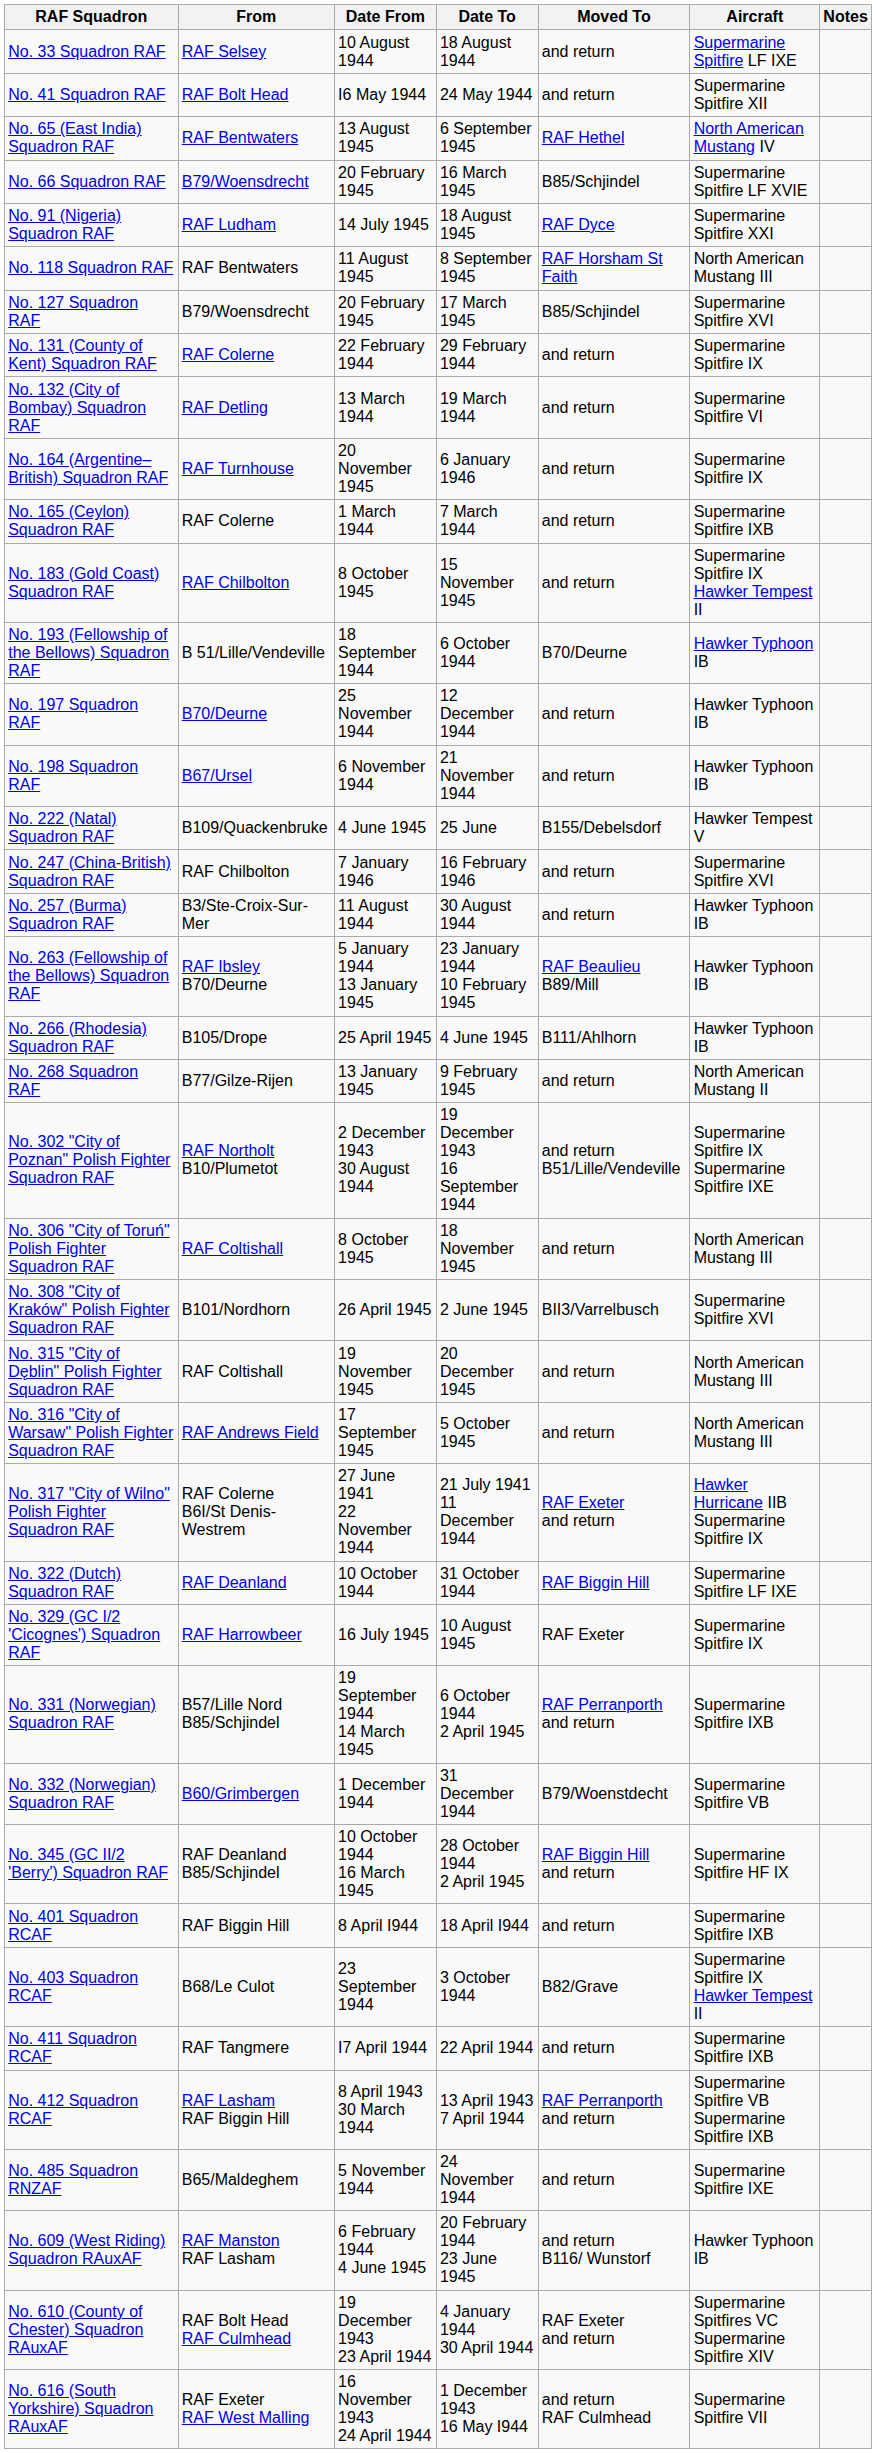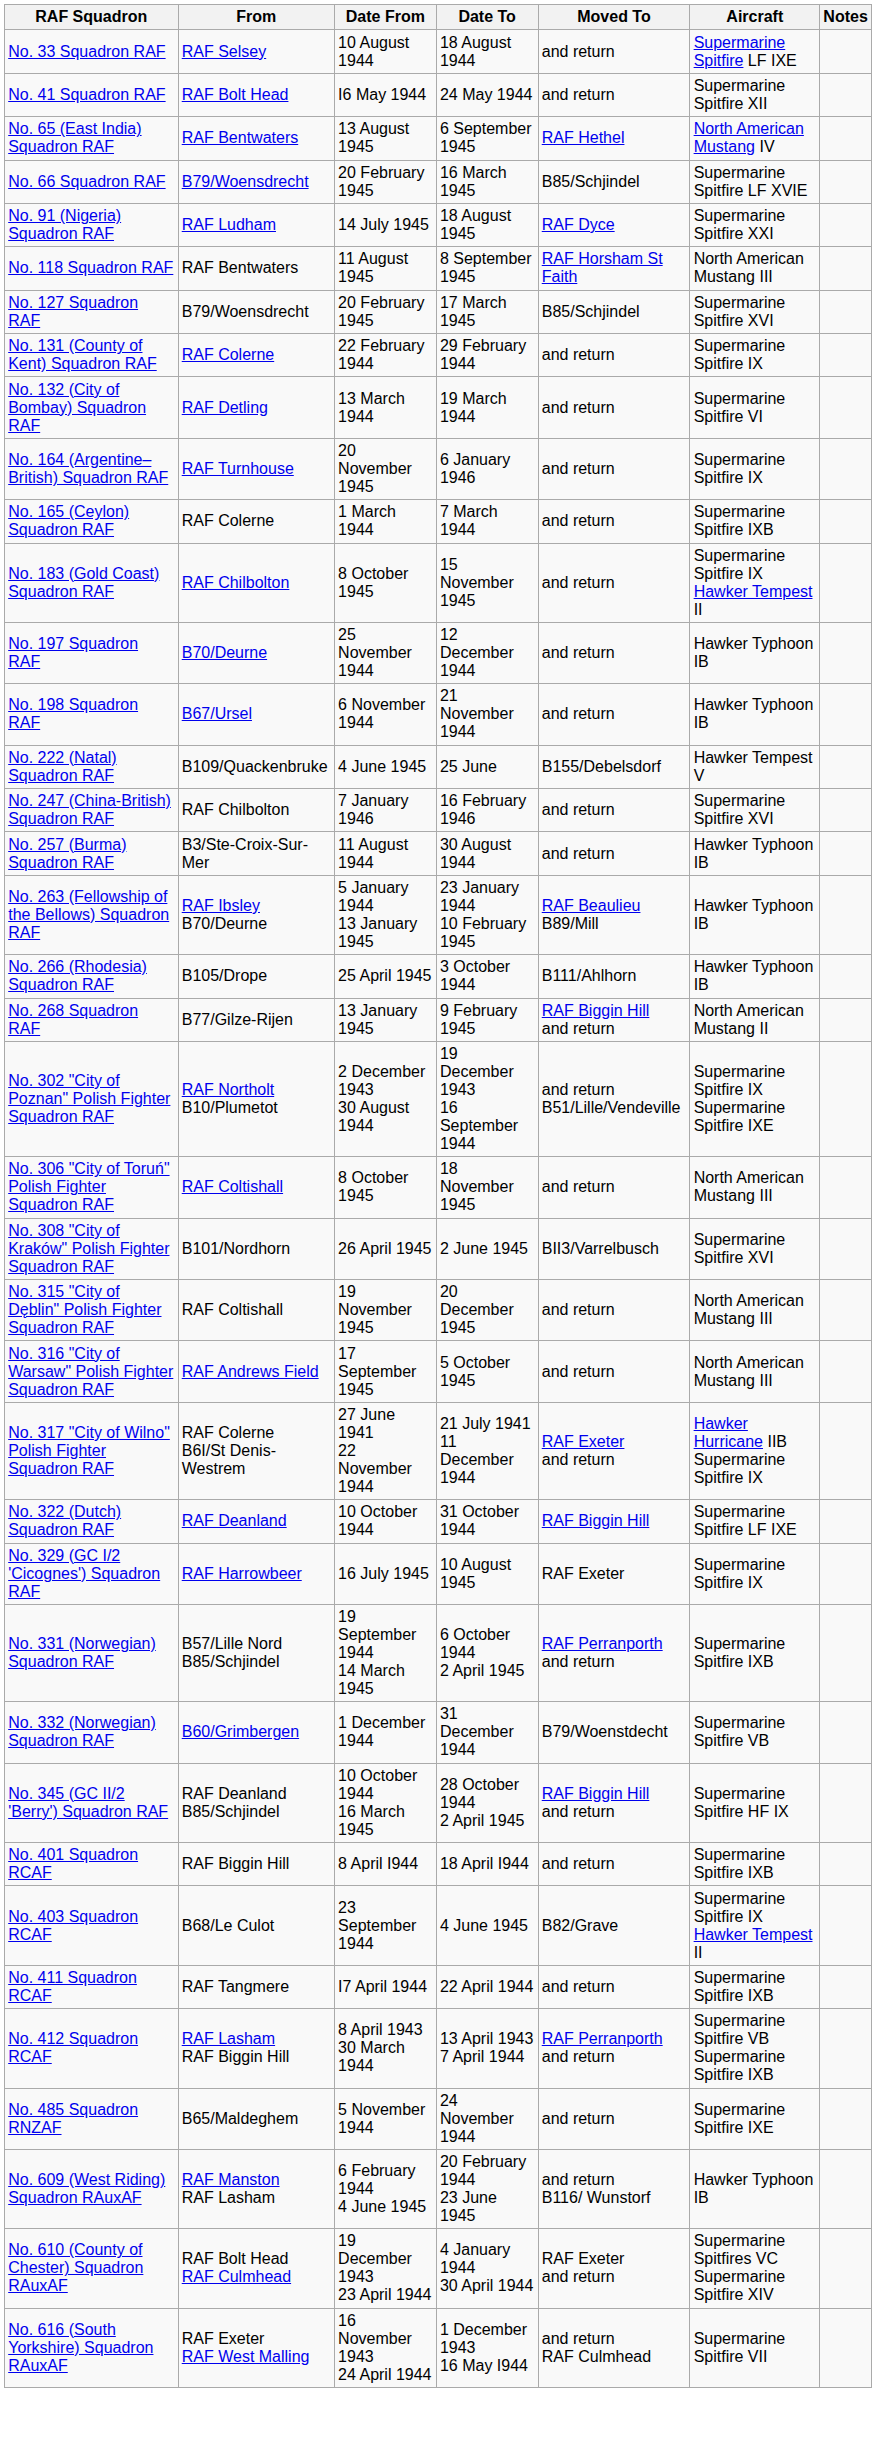- row: (89, 653)
(484, 1037) 4 June 1945 -> (475, 976) 3 October 1944
(578, 1081) and return -> (596, 1019) RAF Biggin Hill and return
(475, 1986) 3 October 1944 -> (484, 1925) 4 June 1945
